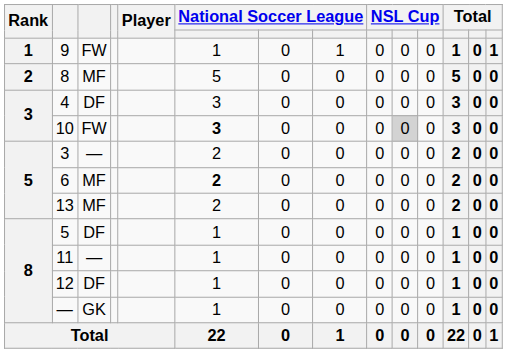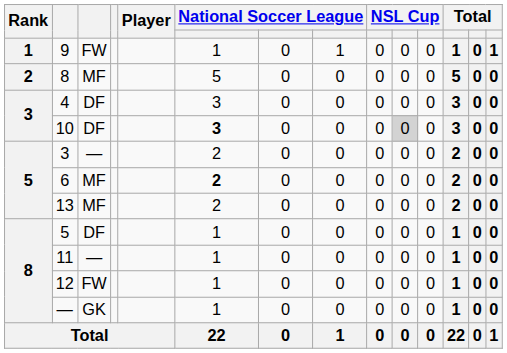(94, 128) FW -> (94, 128) DF
(94, 283) DF -> (94, 283) FW
